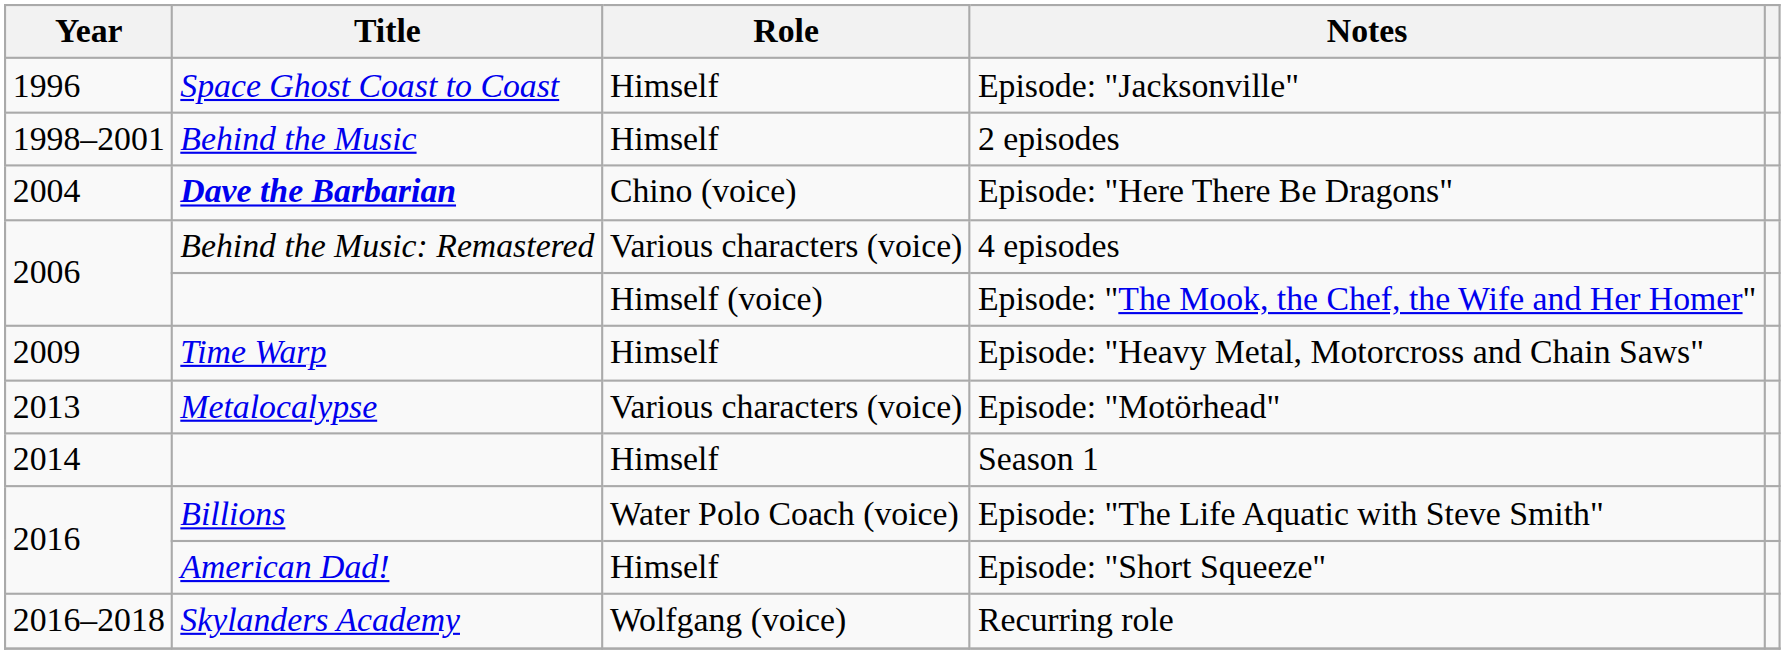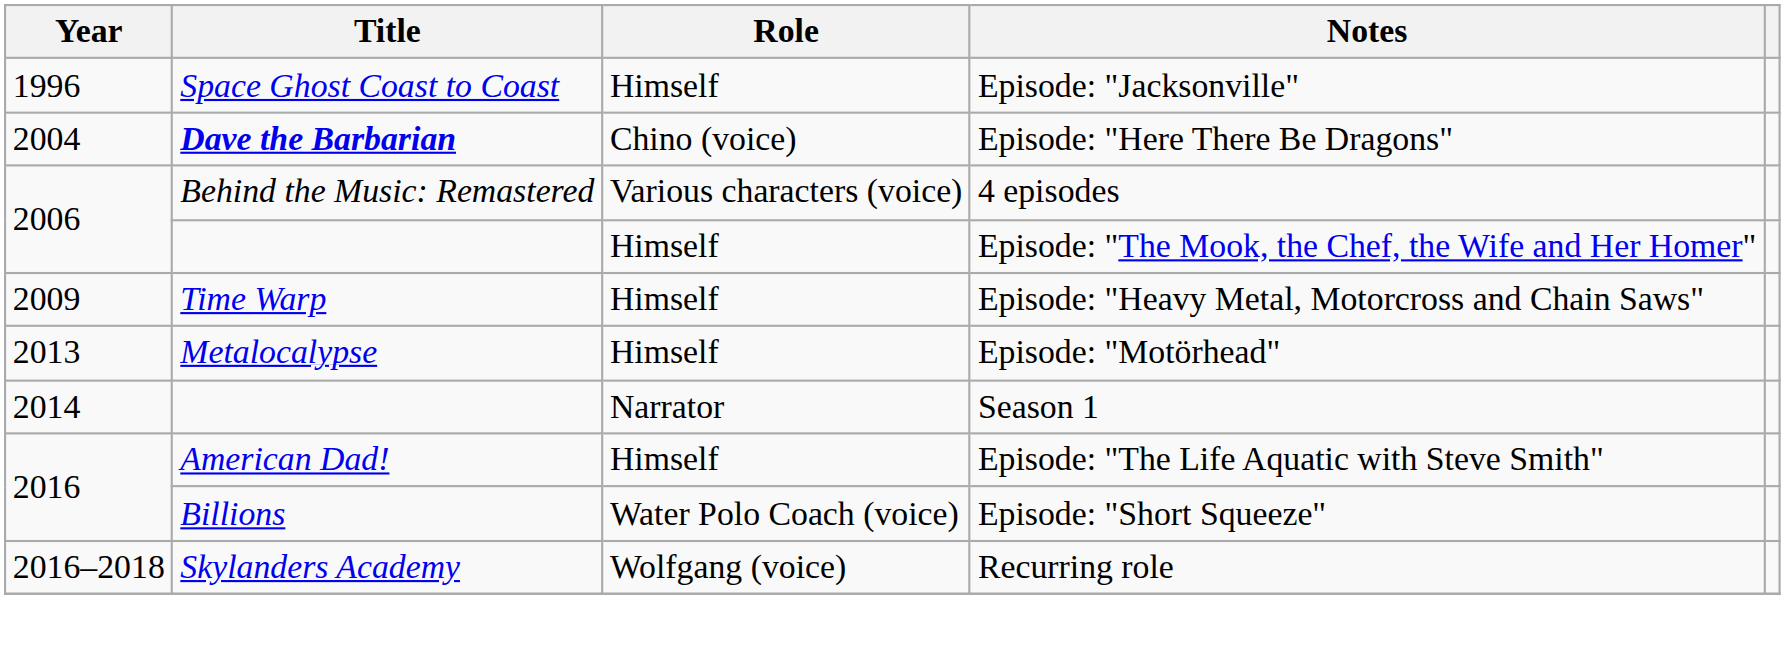- row: (1049, 138)
(716, 298) Himself (voice) -> (664, 245) Himself
(786, 406) Various characters (voice) -> (664, 352) Himself
(664, 459) Himself -> (667, 406) Narrator
(233, 513) Billions -> (285, 459) American Dad!
(784, 513) Water Polo Coach (voice) -> (664, 459) Himself
(285, 566) American Dad! -> (233, 513) Billions
(664, 566) Himself -> (784, 513) Water Polo Coach (voice)
